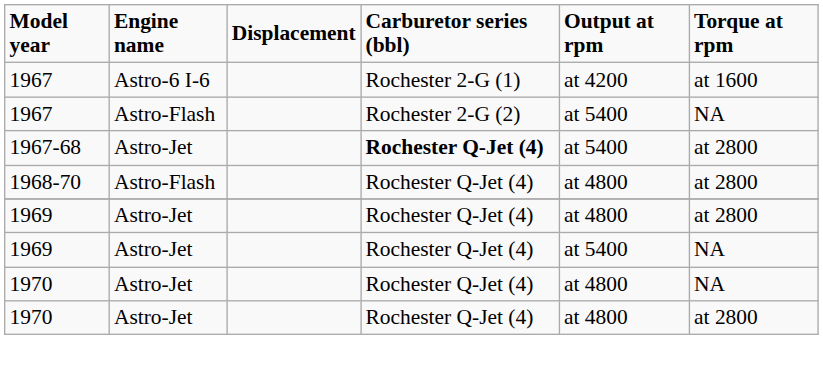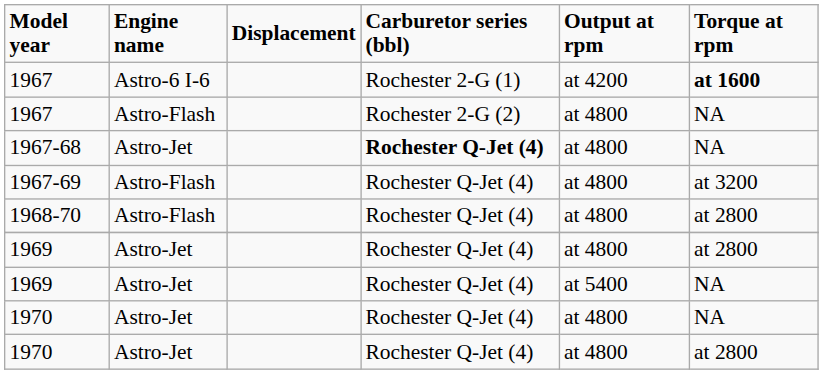(726, 79) normal -> (727, 79) bold
(596, 113) at 5400 -> (596, 113) at 4800
(596, 147) at 5400 -> (596, 147) at 4800
(726, 147) at 2800 -> (710, 147) NA
+ row: (45, 181)
